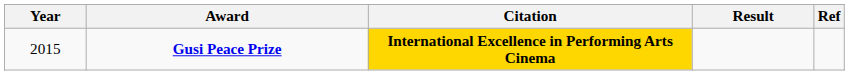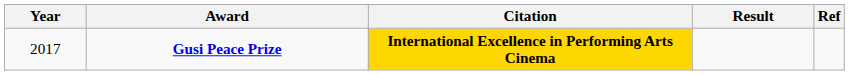(45, 49) 2015 -> (45, 49) 2017
